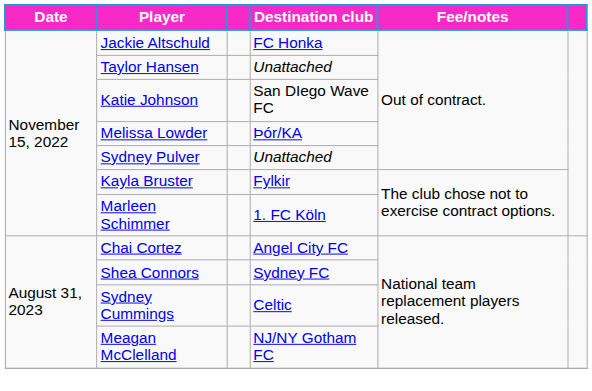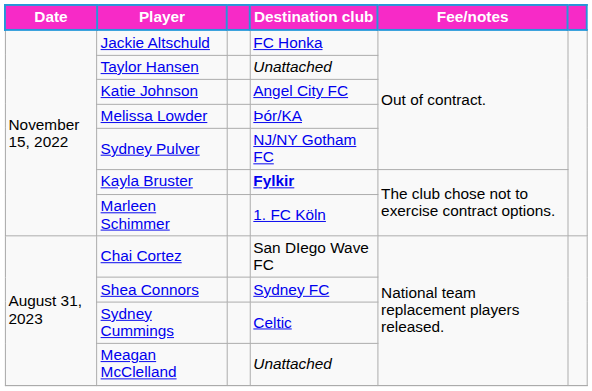(311, 100) San DIego Wave FC -> (301, 91) Angel City FC
(293, 157) Unattached -> (305, 149) NJ/NY Gotham FC
(272, 182) normal -> (274, 182) bold
(301, 248) Angel City FC -> (311, 256) San DIego Wave FC
(305, 347) NJ/NY Gotham FC -> (293, 364) Unattached
